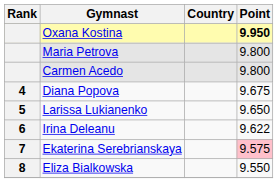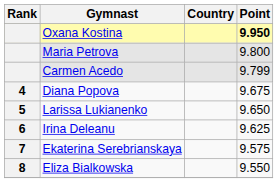(255, 71) 9.800 -> (255, 71) 9.799
(255, 129) 9.622 -> (255, 129) 9.625
(255, 149) pink background -> (255, 149) no background
